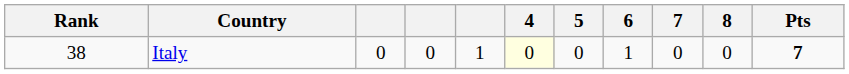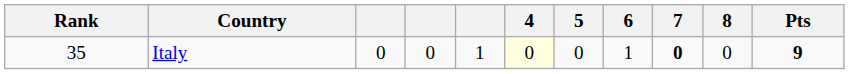(76, 52) 38 -> (76, 52) 35
(678, 52) normal -> (678, 52) bold
(798, 52) 7 -> (798, 52) 9
